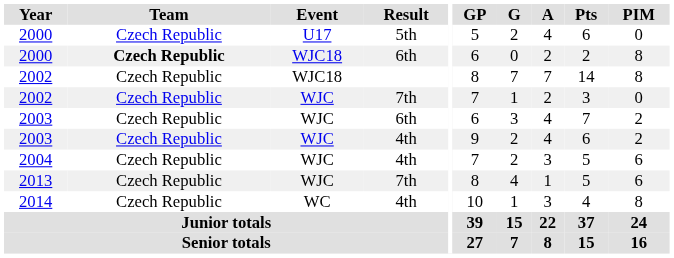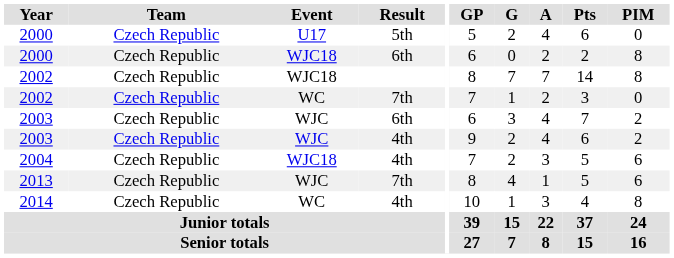(169, 55) bold -> (166, 55) normal
(317, 97) WJC -> (312, 97) WC
(317, 159) WJC -> (312, 159) WJC18
